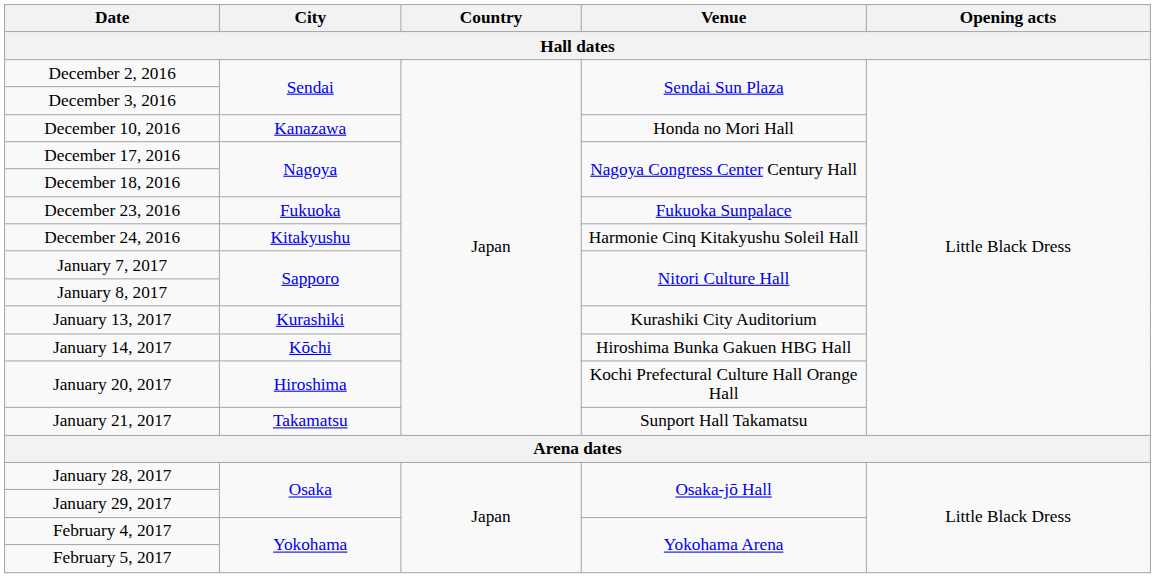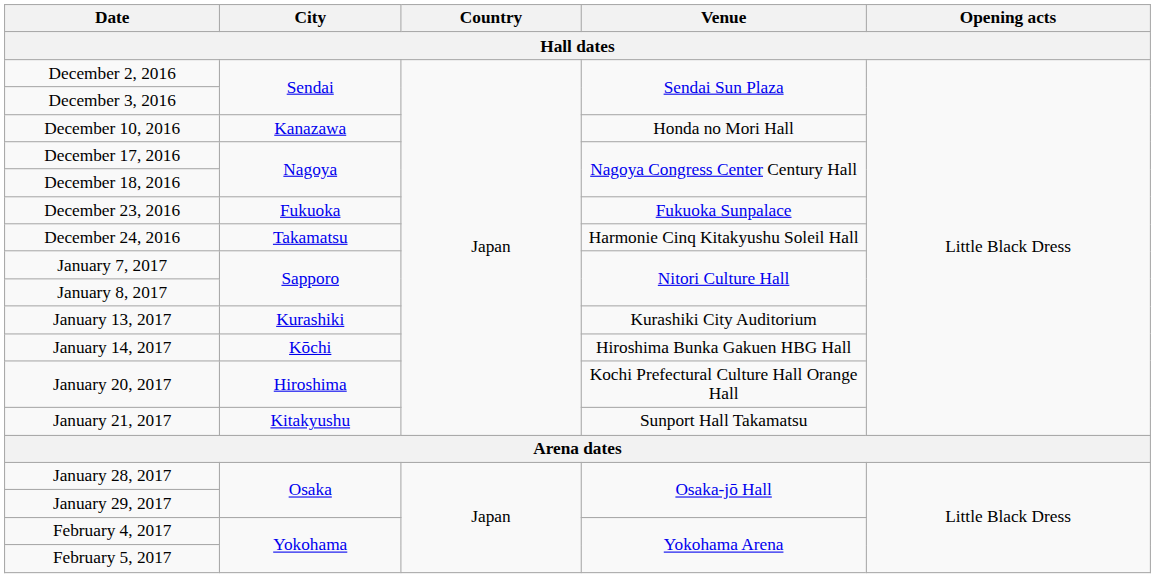(310, 237) Kitakyushu -> (310, 237) Takamatsu
(310, 421) Takamatsu -> (310, 421) Kitakyushu
